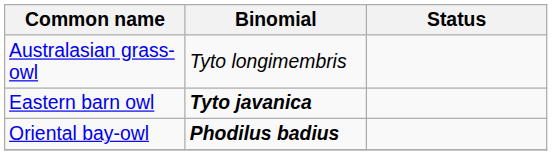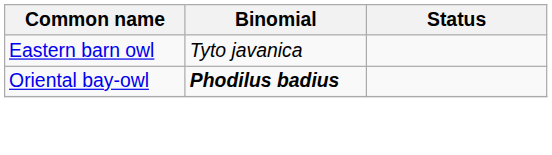- row: (92, 61)
(251, 103) bold -> (246, 50) normal
